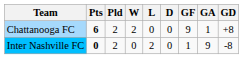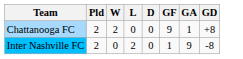- column: (96, 12)
